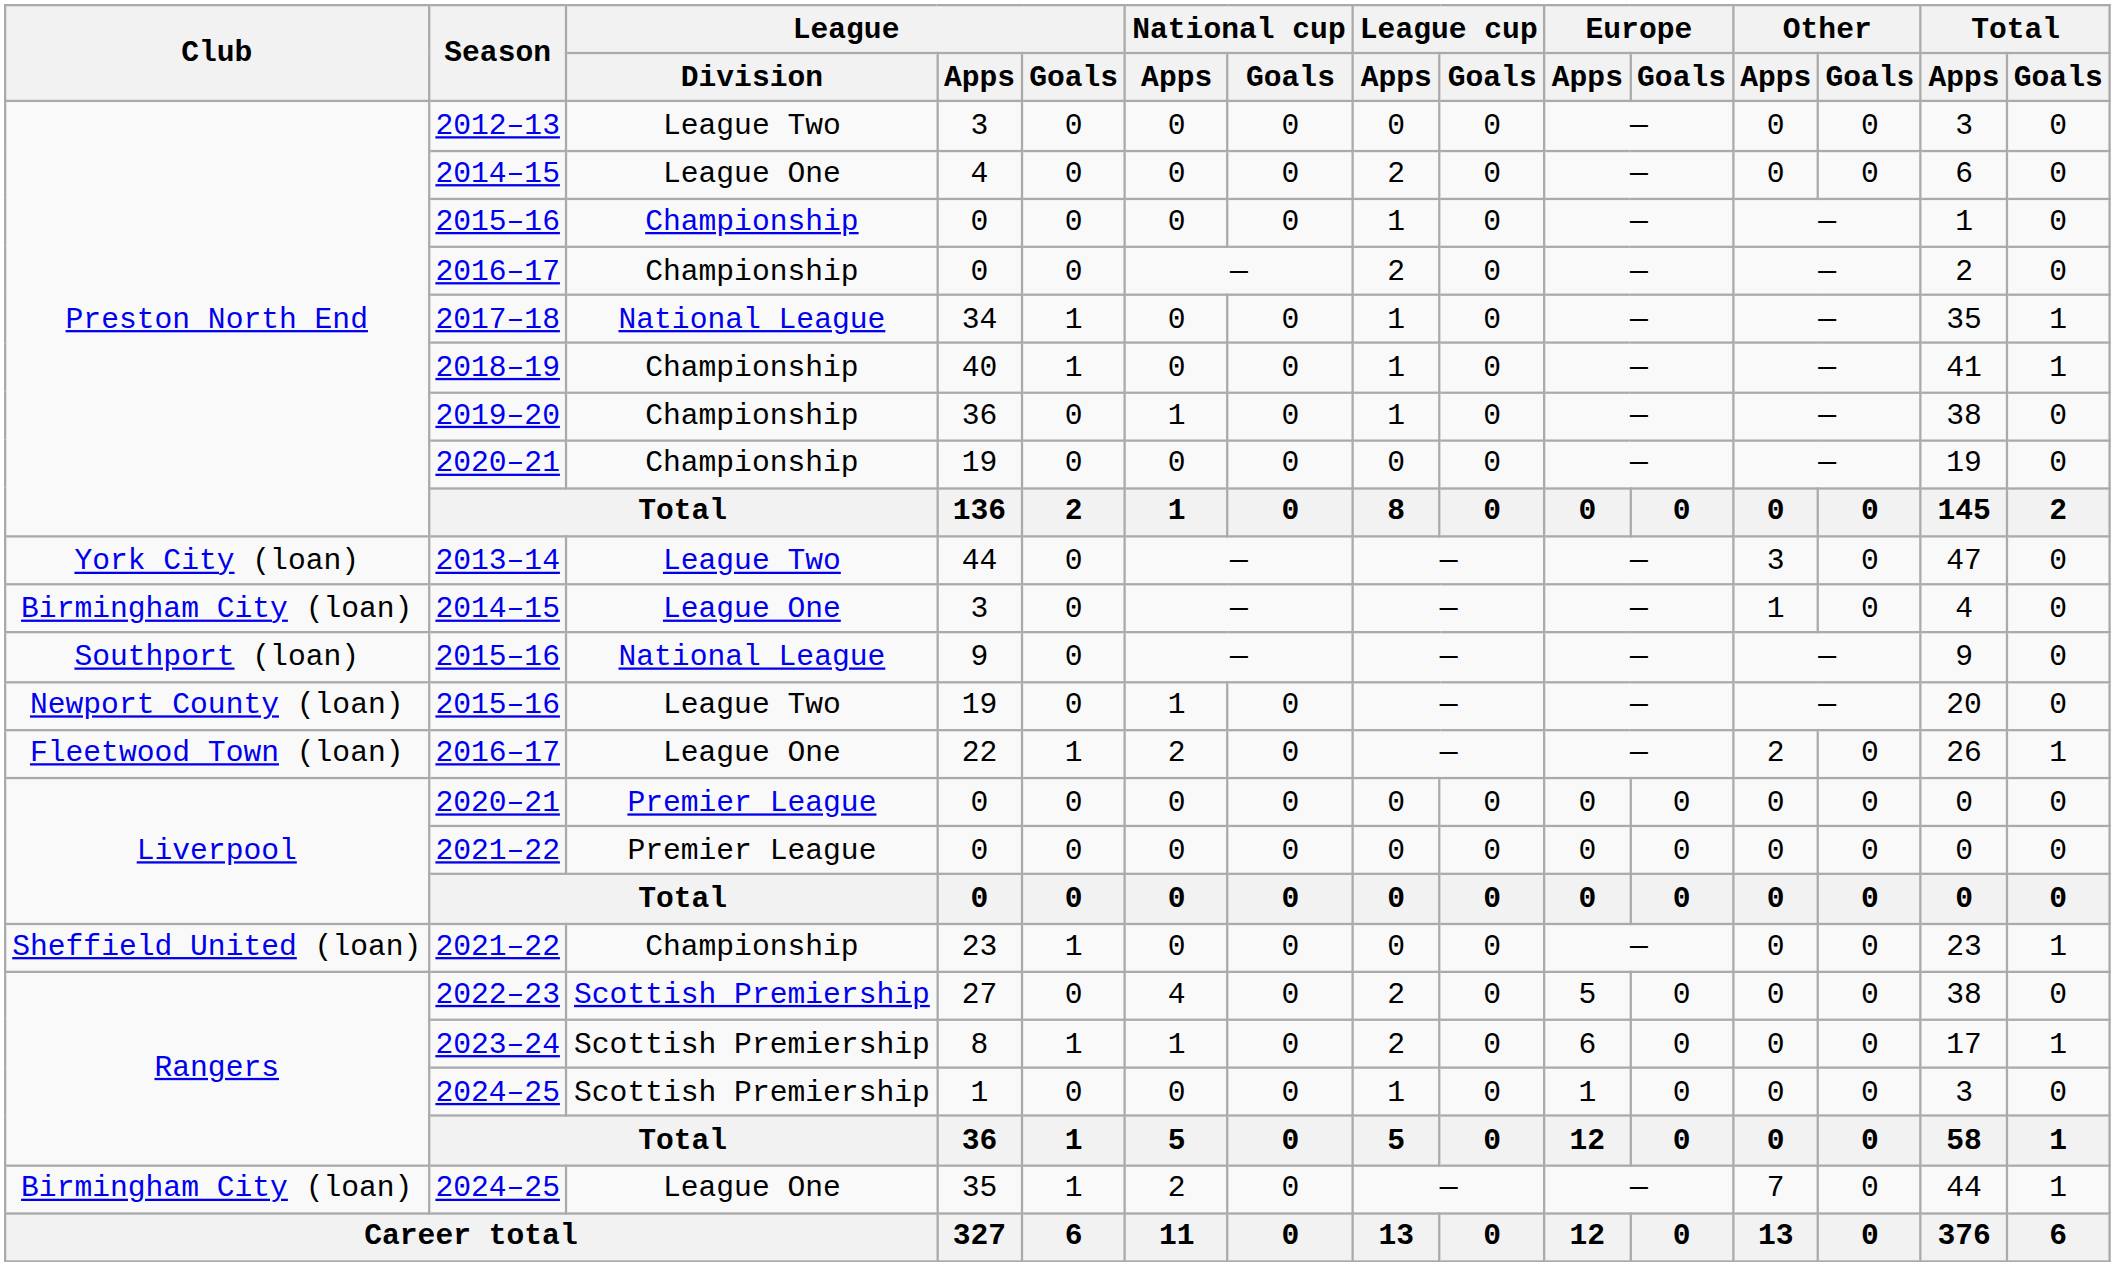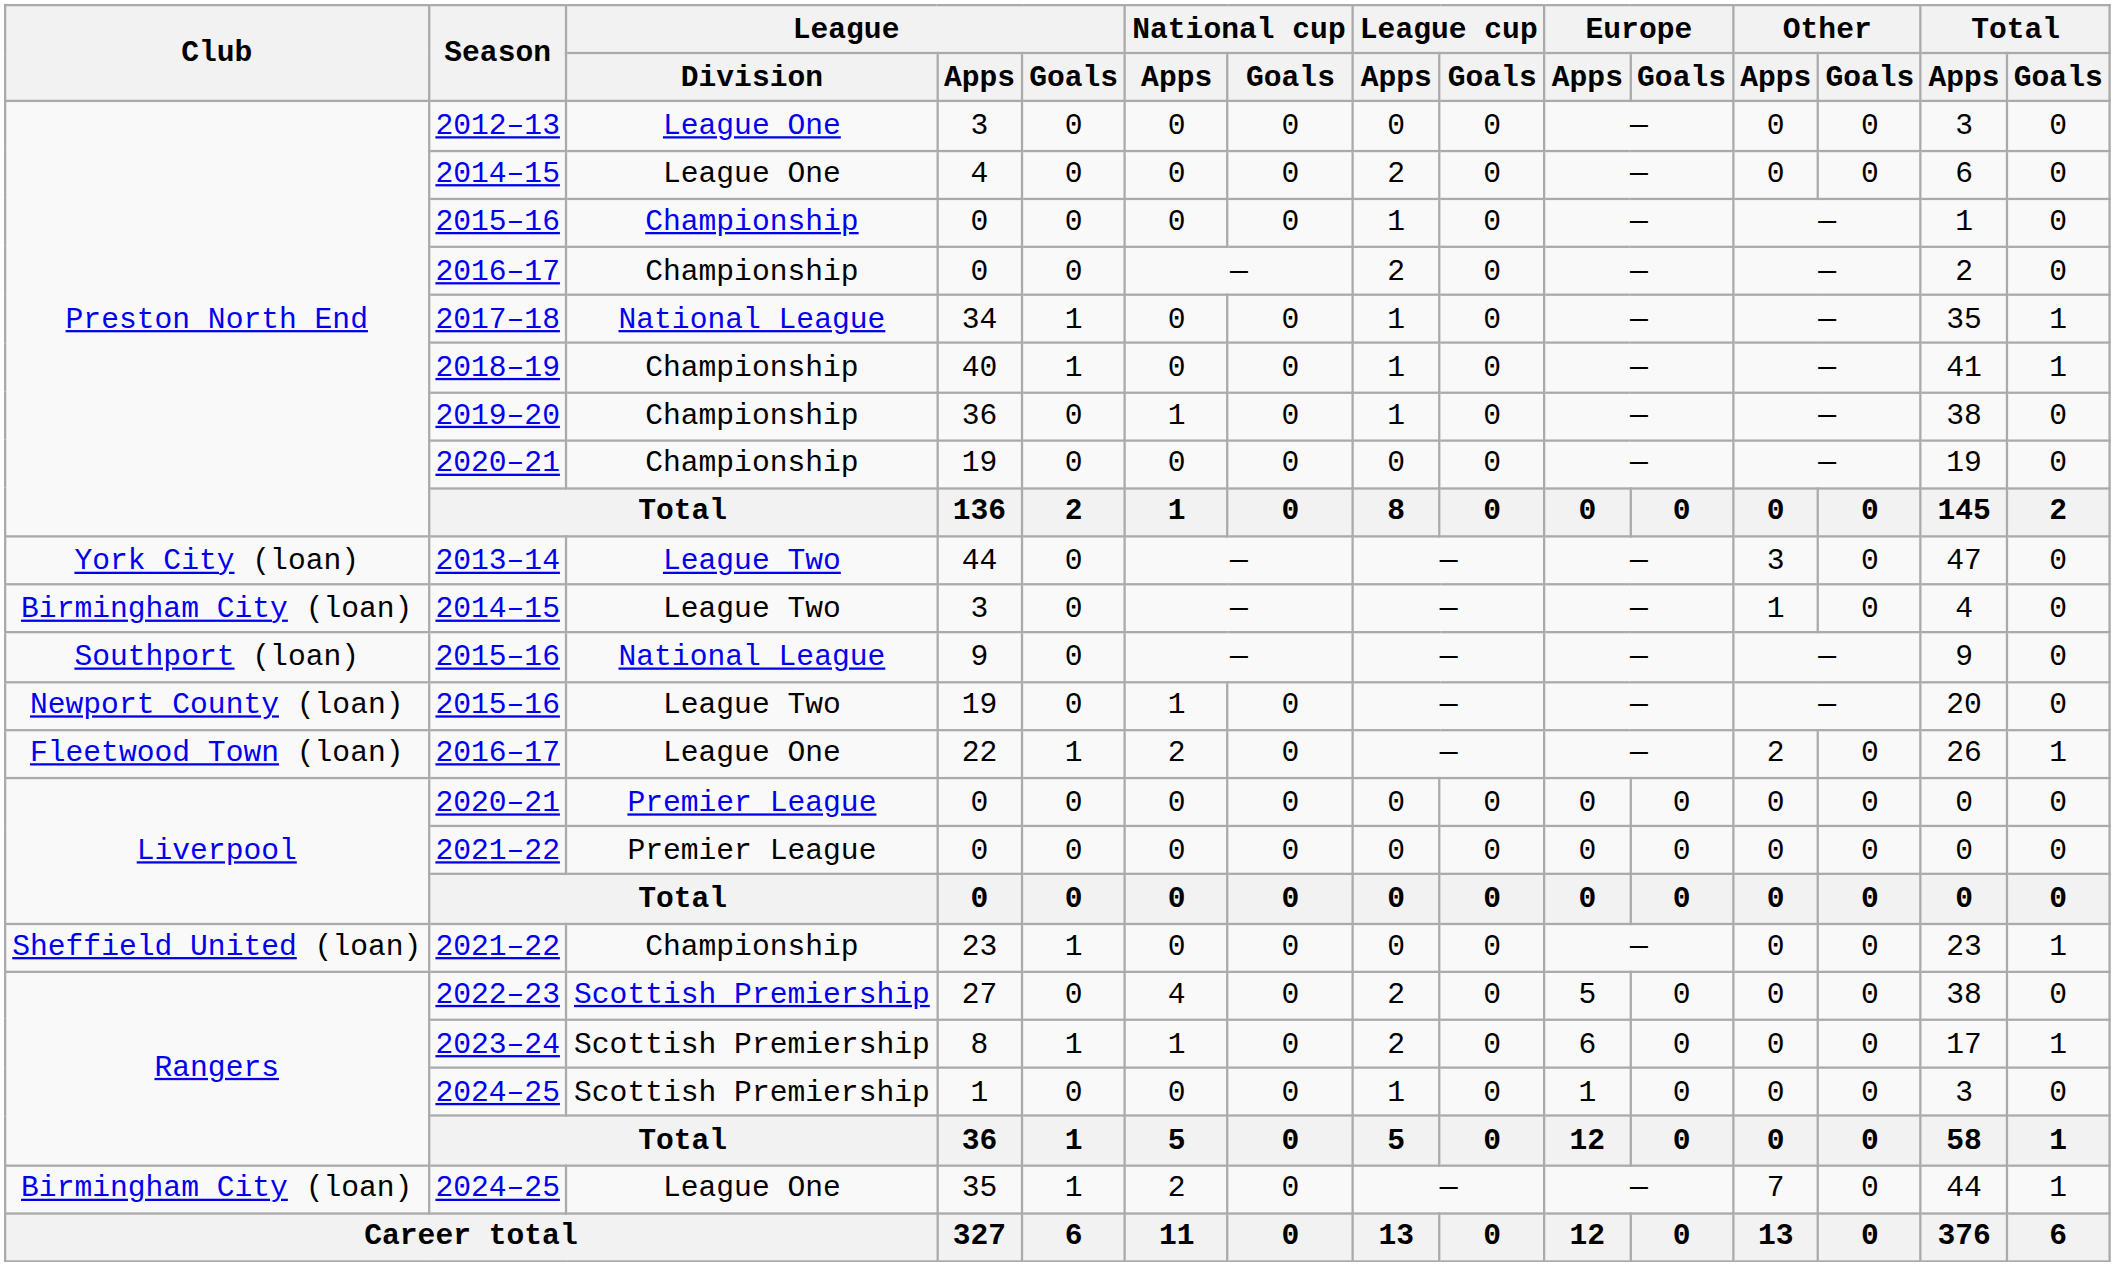(752, 126) League Two -> (752, 126) League One
(752, 609) League One -> (752, 609) League Two
